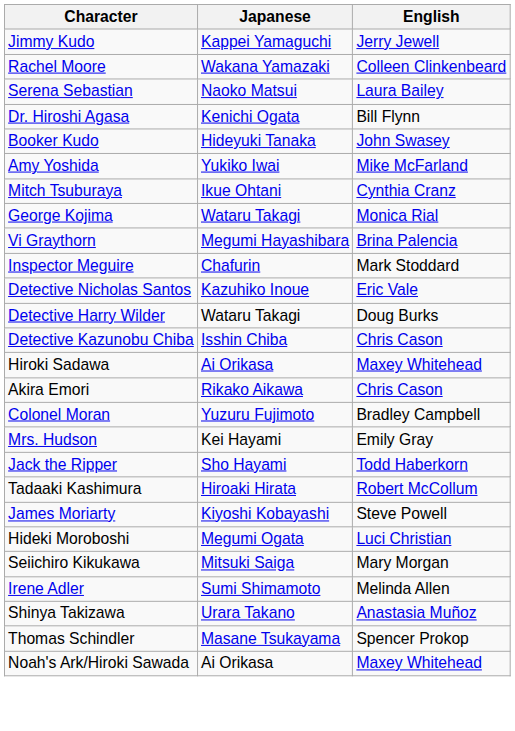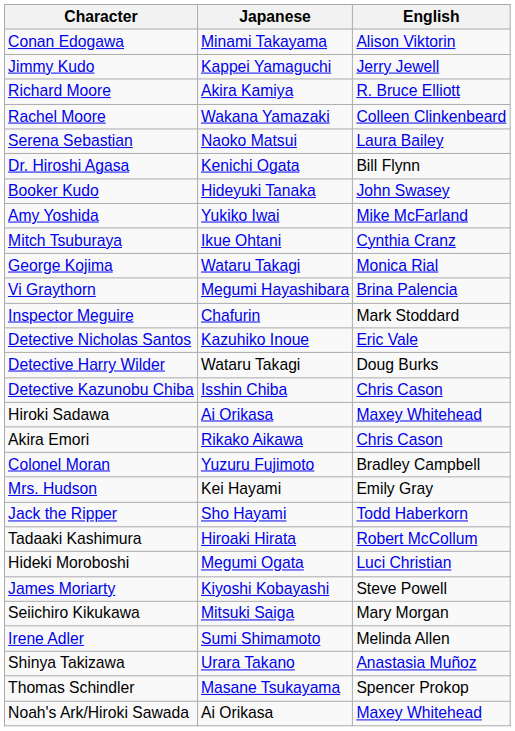+ row: (66, 41)
+ row: (60, 91)
rows swapped: (62, 514) <-> (69, 539)
